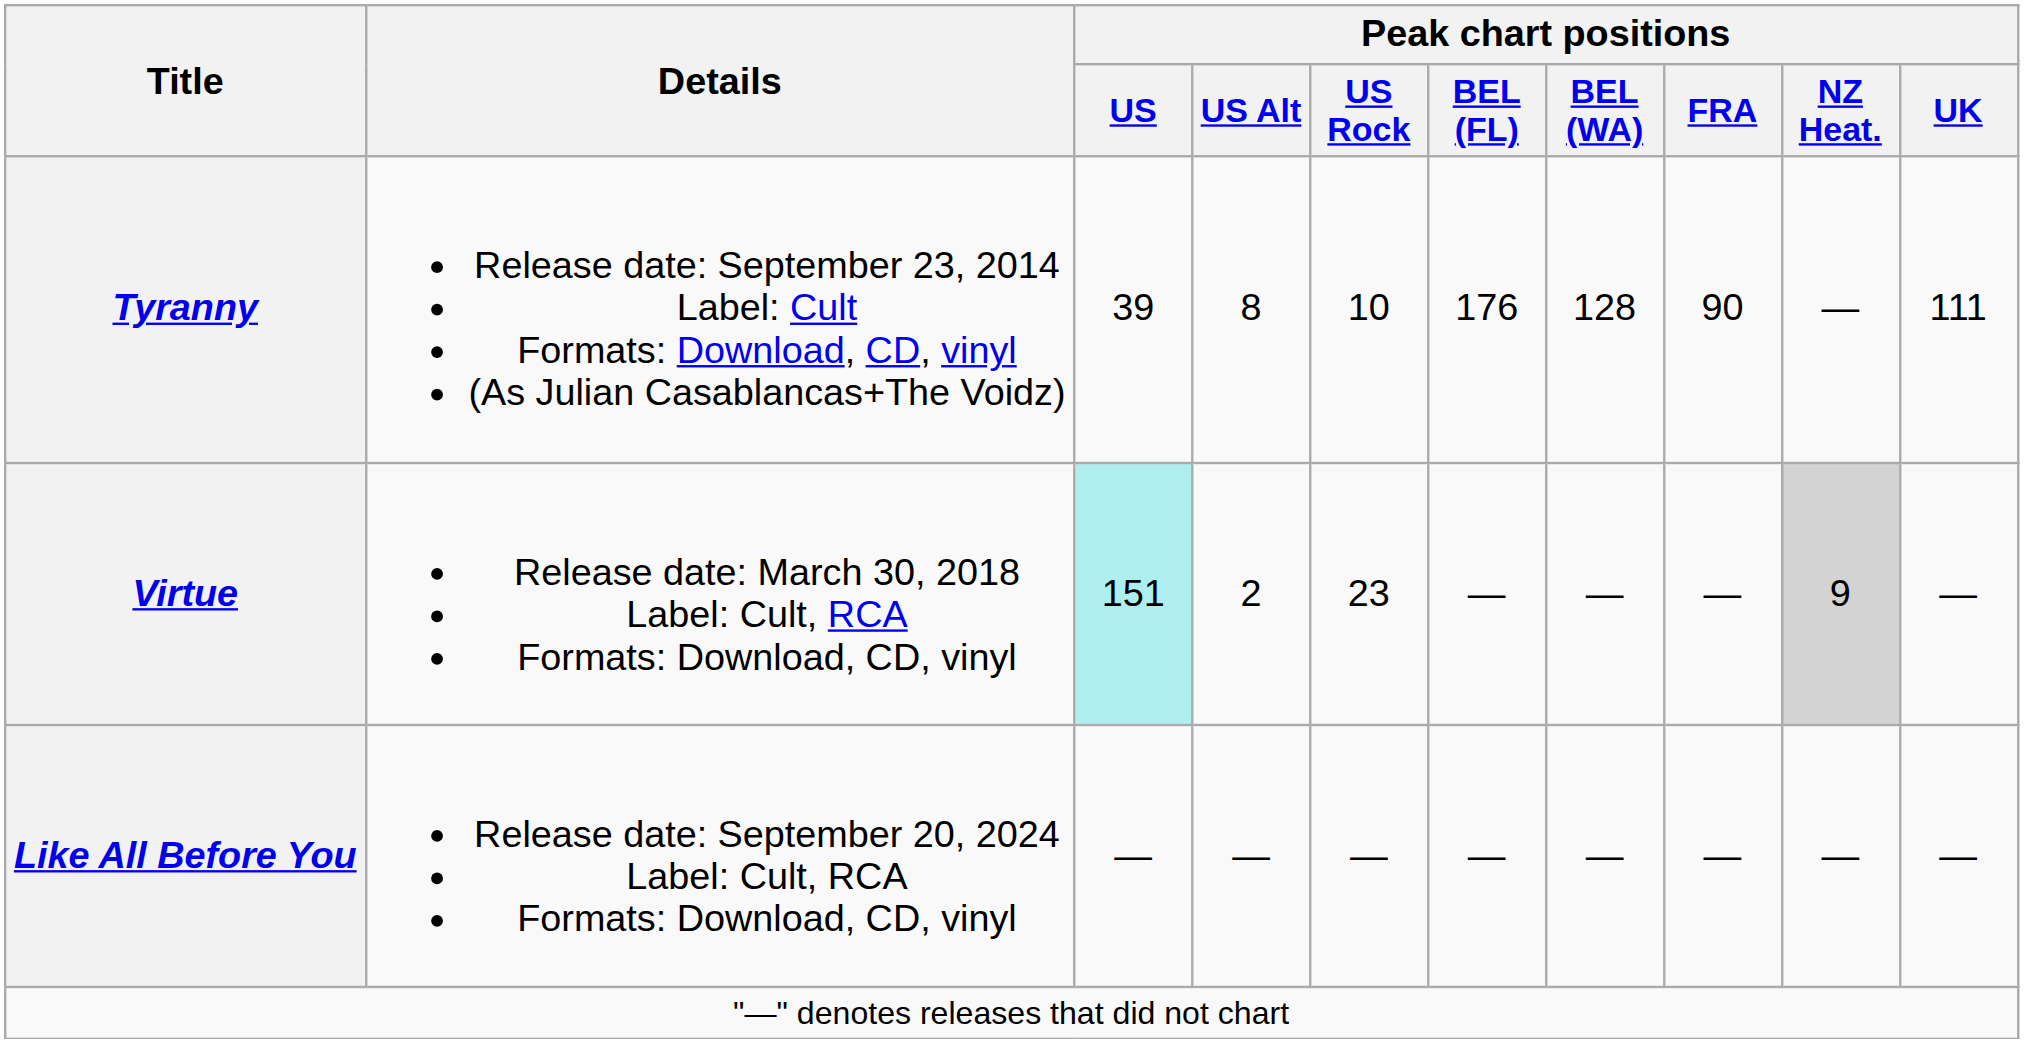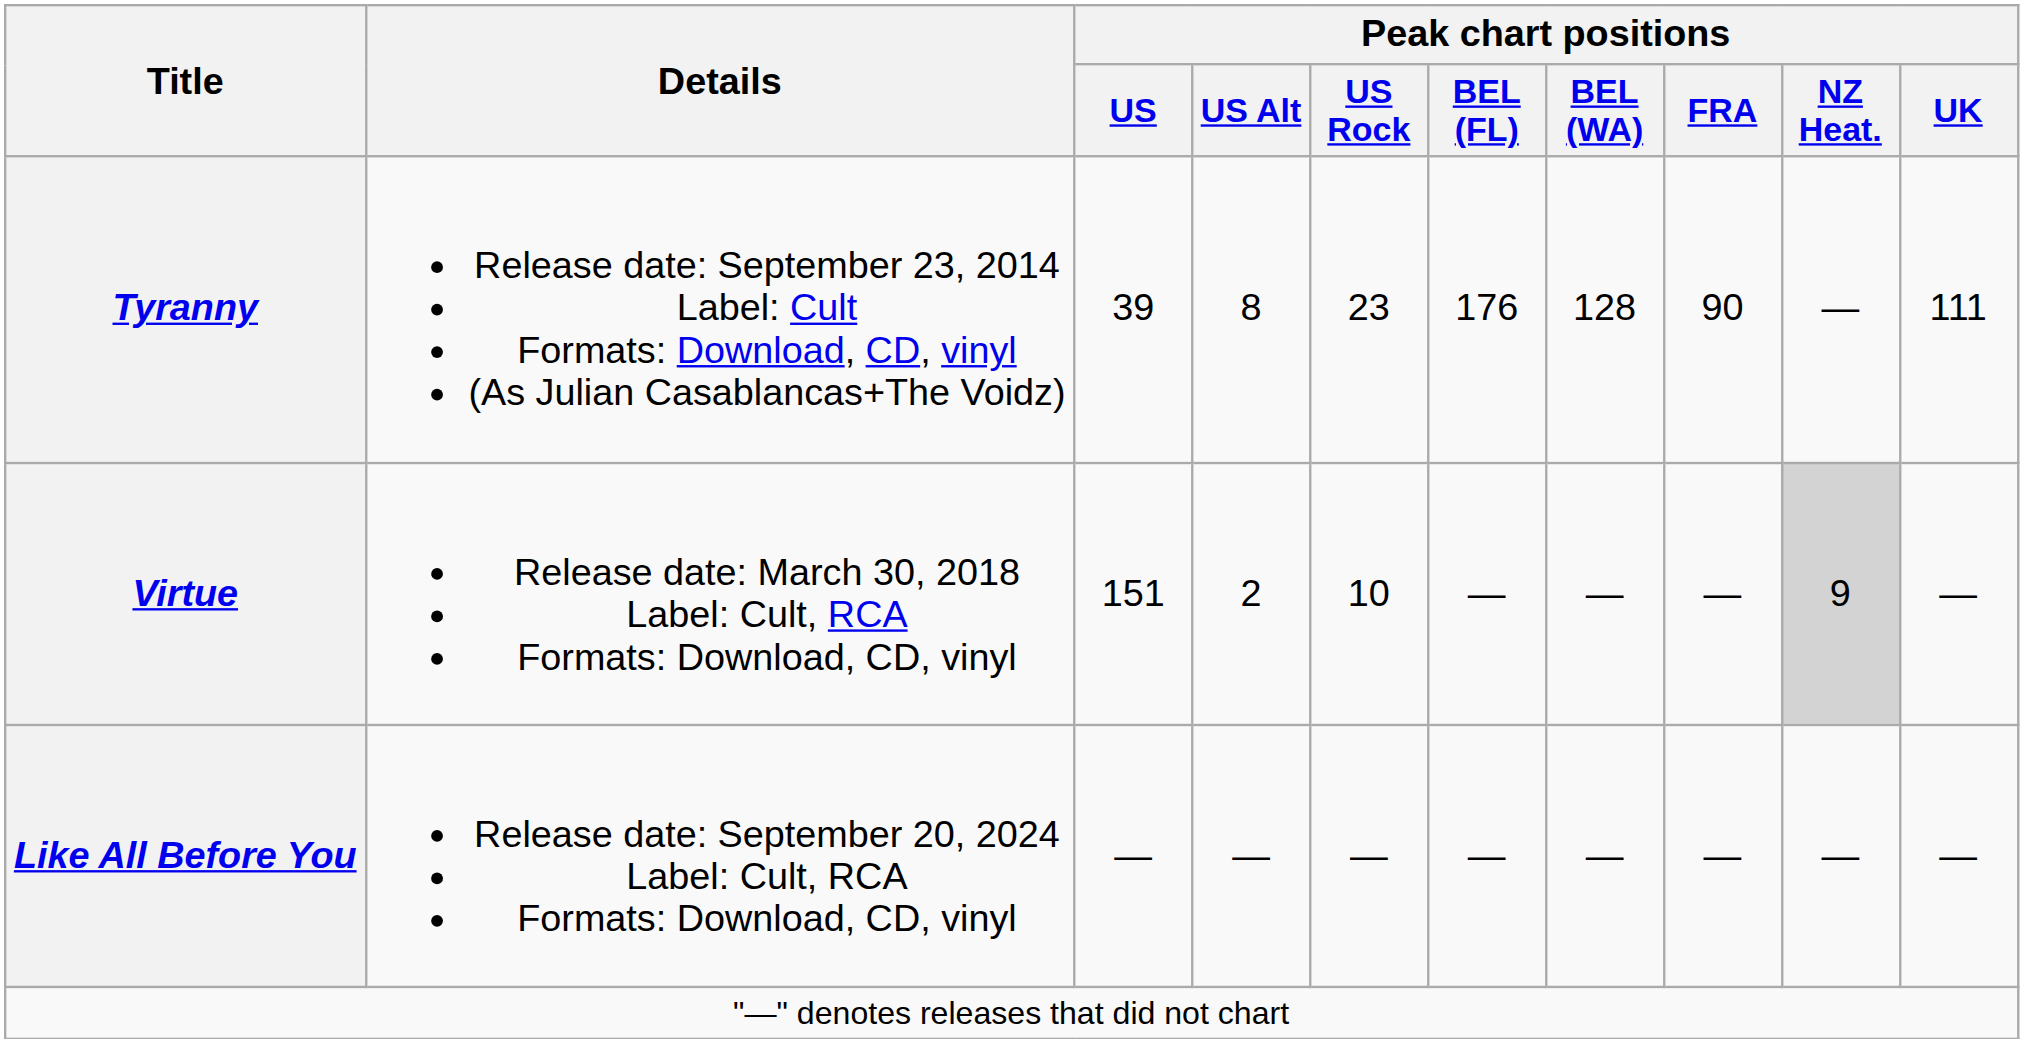(1369, 308) 10 -> (1369, 308) 23
(1133, 592) paleturquoise background -> (1133, 592) no background
(1369, 592) 23 -> (1369, 592) 10
